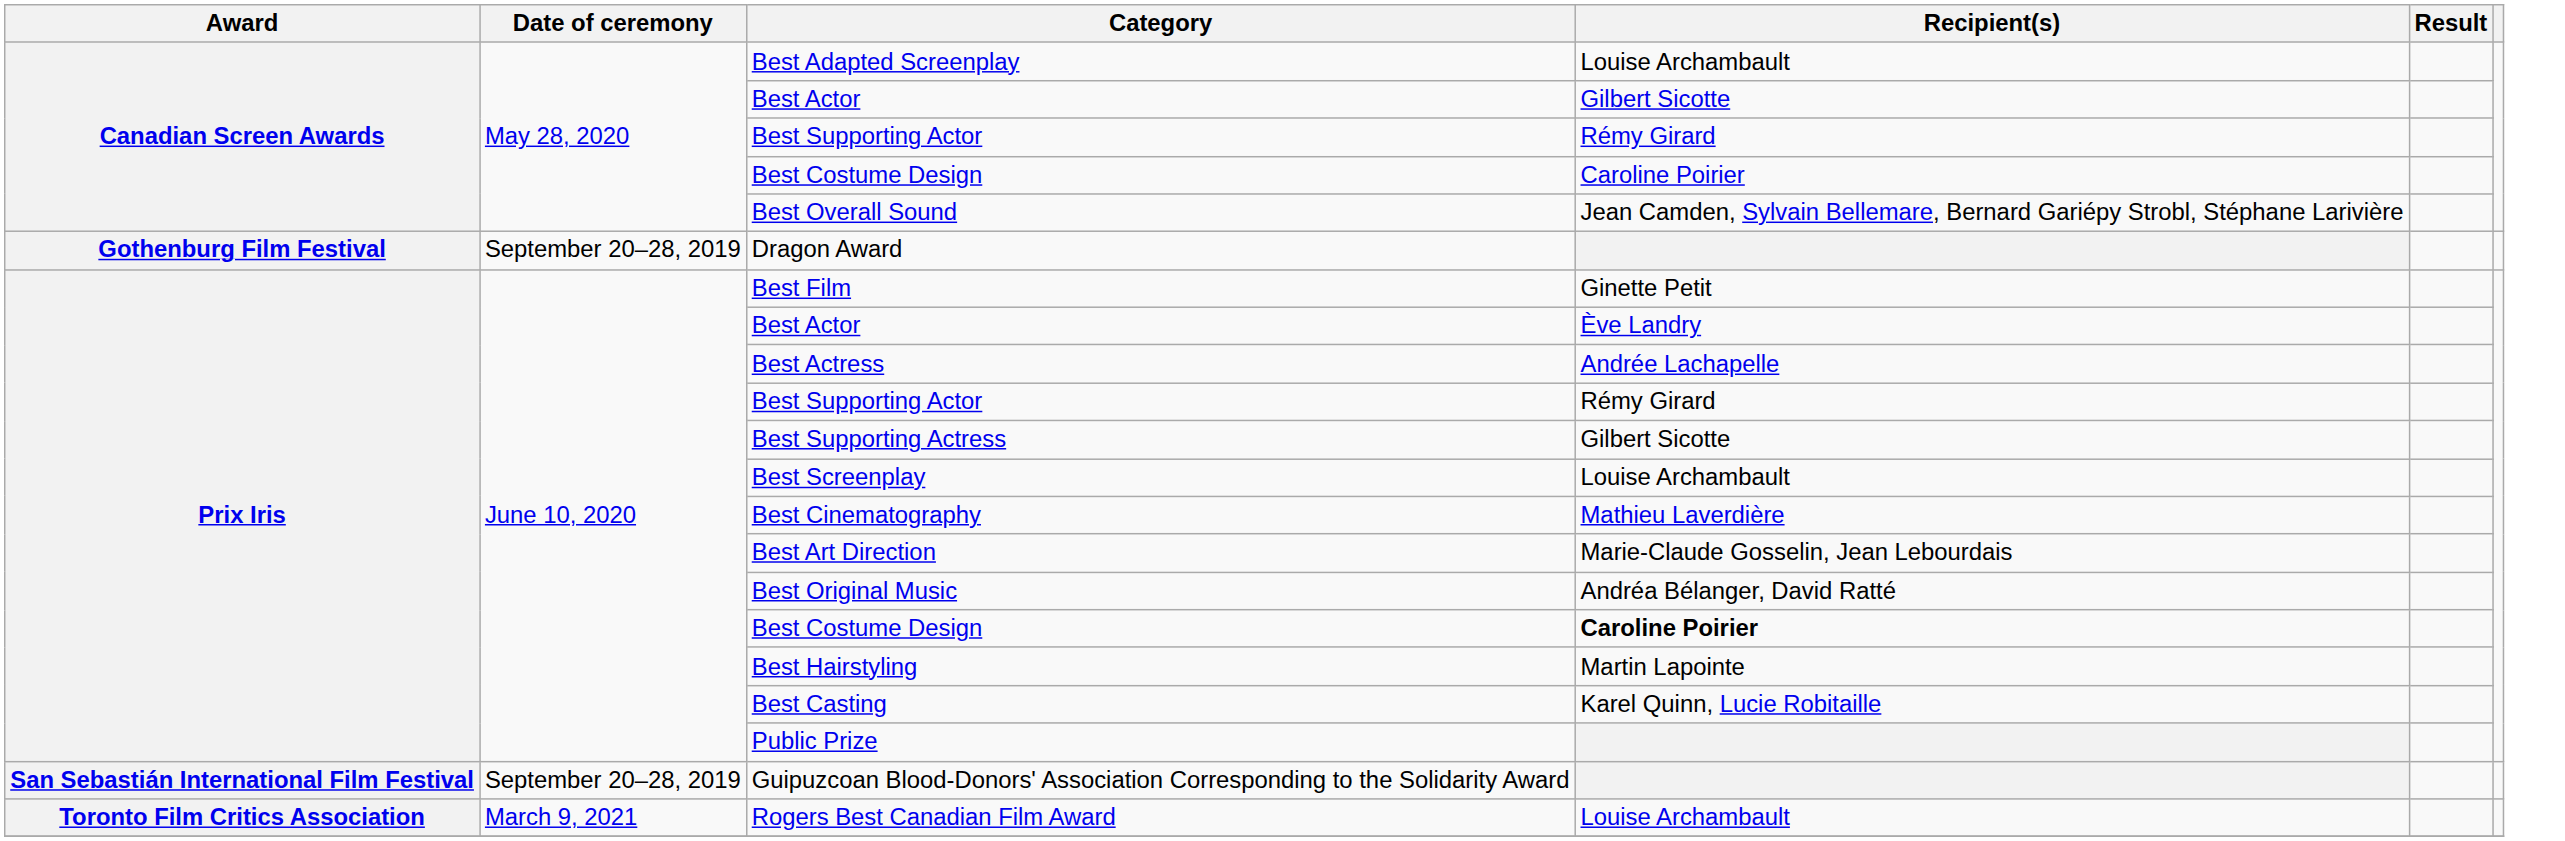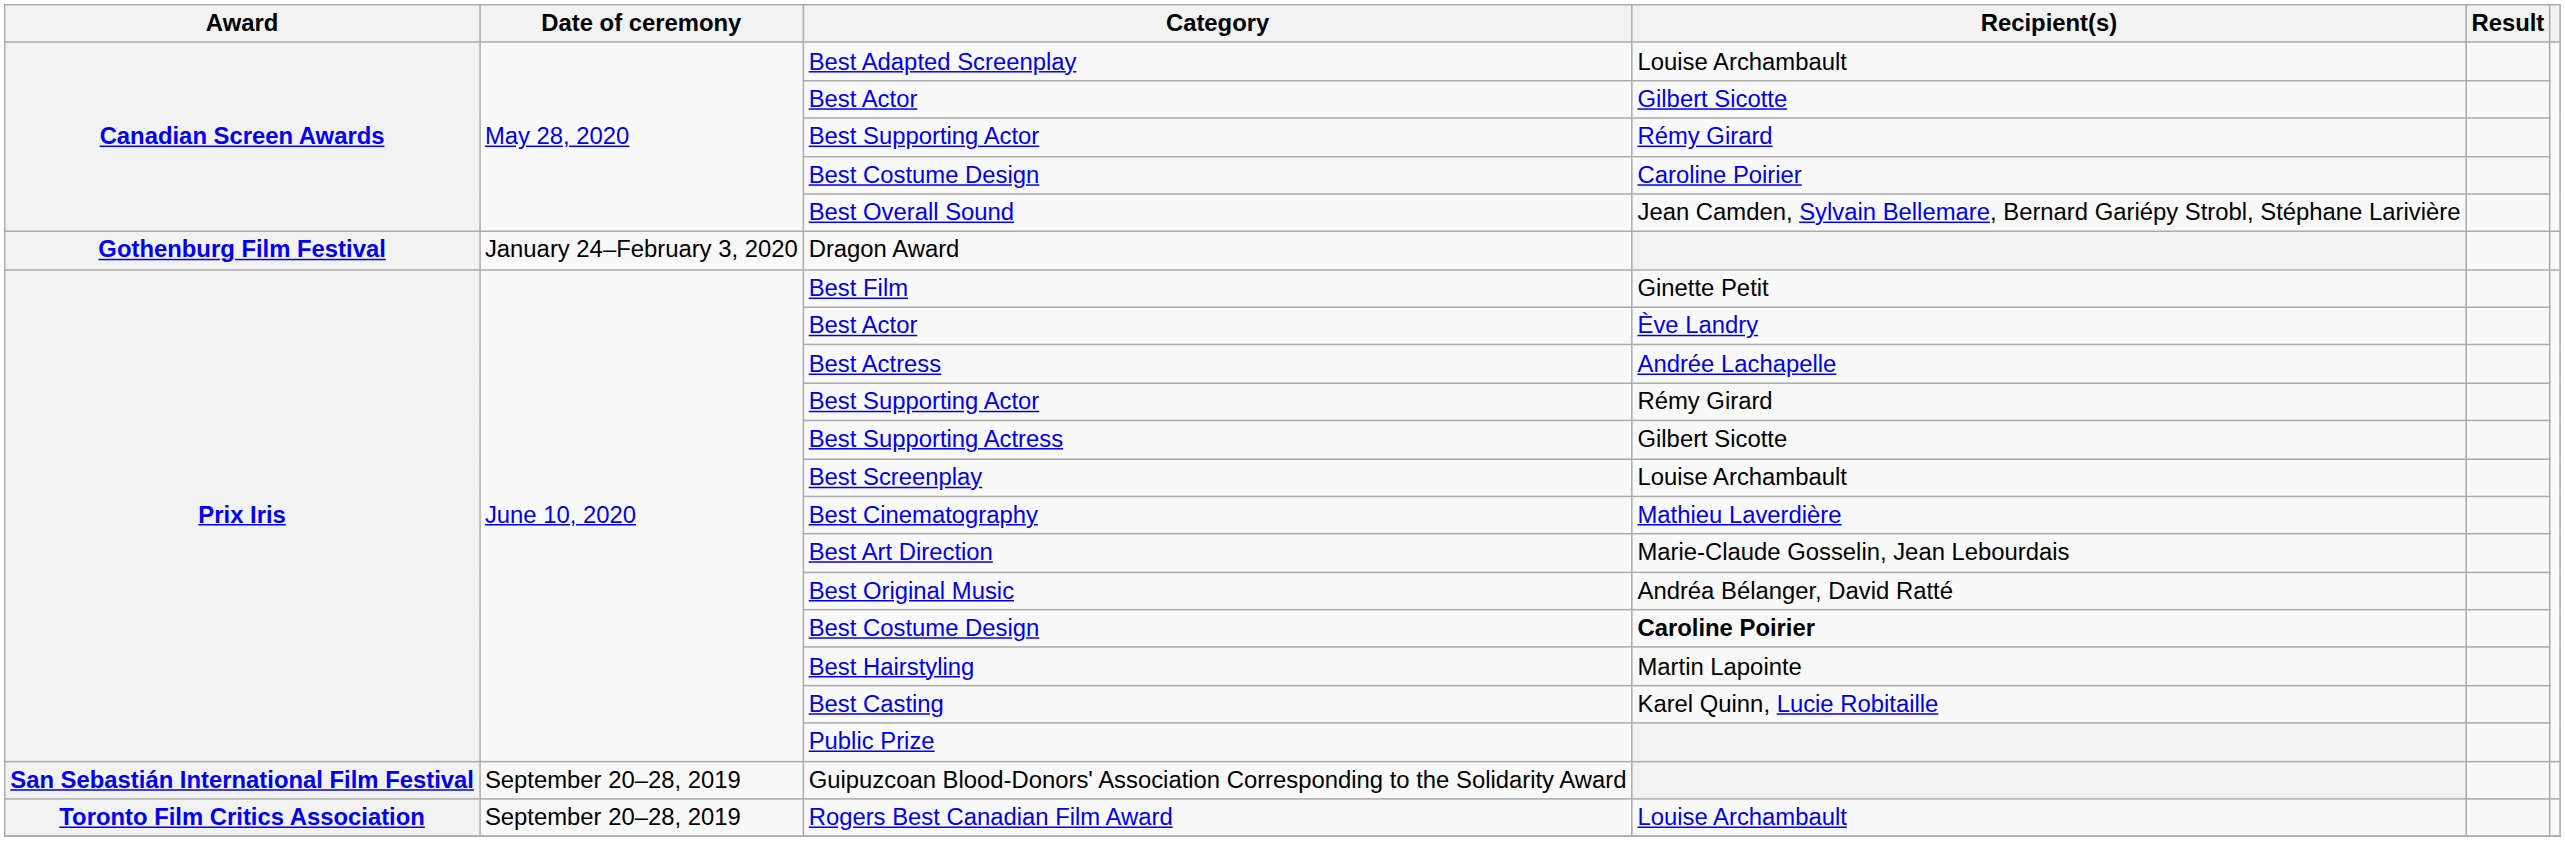(613, 250) September 20–28, 2019 -> (641, 250) January 24–February 3, 2020
(561, 817) March 9, 2021 -> (613, 817) September 20–28, 2019
